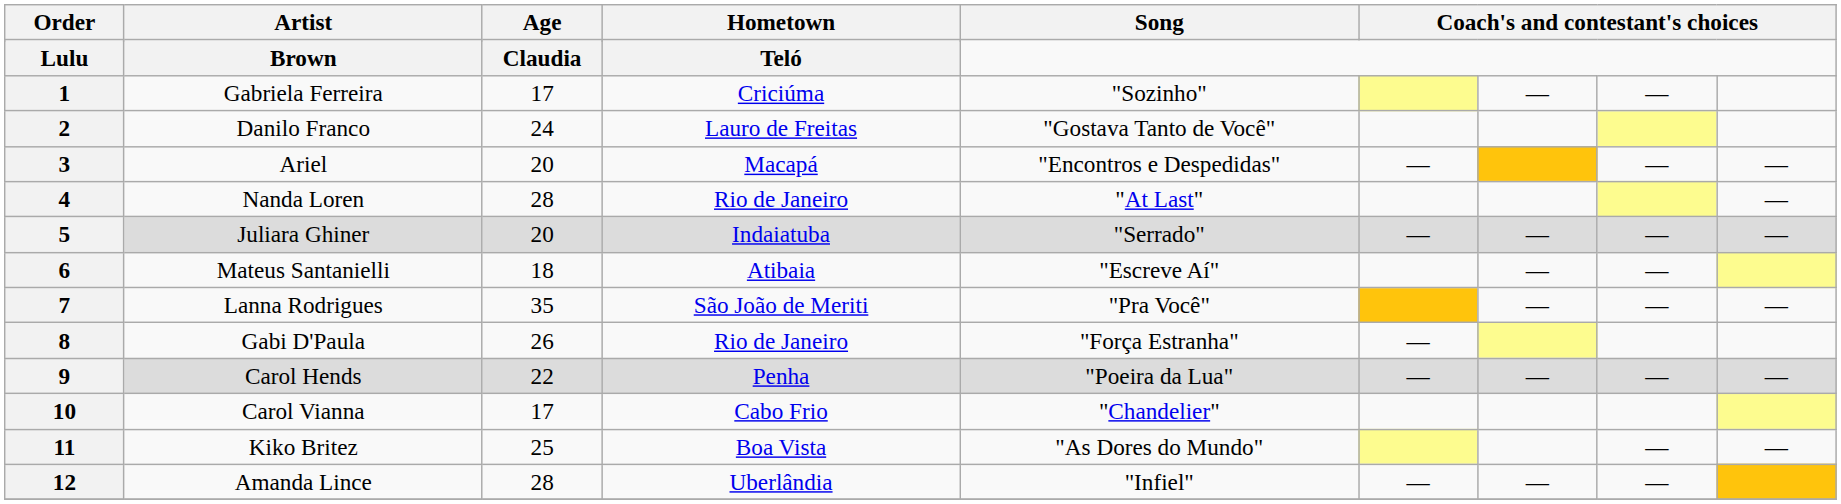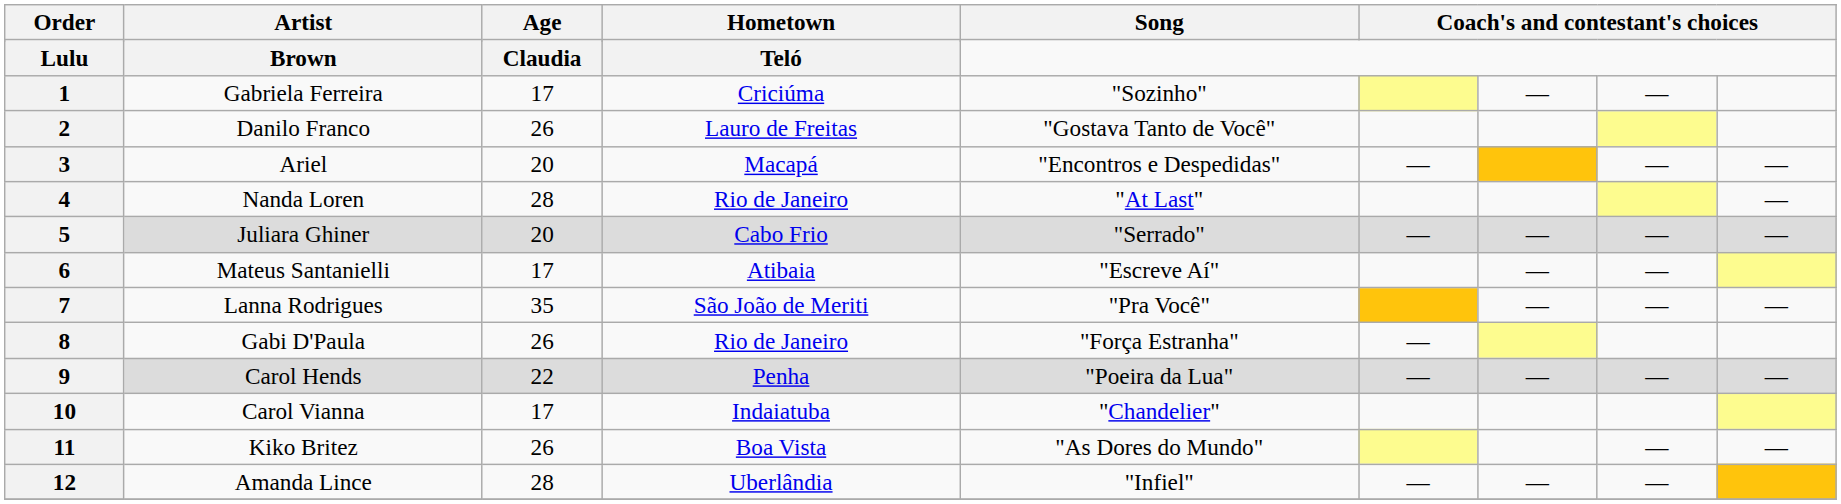(542, 128) 24 -> (542, 128) 26
(781, 234) Indaiatuba -> (781, 234) Cabo Frio
(542, 270) 18 -> (542, 270) 17
(781, 411) Cabo Frio -> (781, 411) Indaiatuba
(542, 447) 25 -> (542, 447) 26
